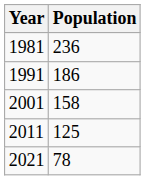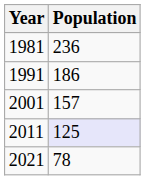(66, 103) 158 -> (66, 103) 157
(66, 132) no background -> (66, 132) lavender background
